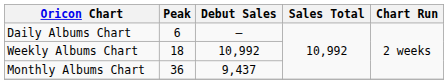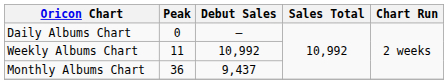(177, 32) 6 -> (177, 32) 0
(177, 51) 18 -> (177, 51) 11
